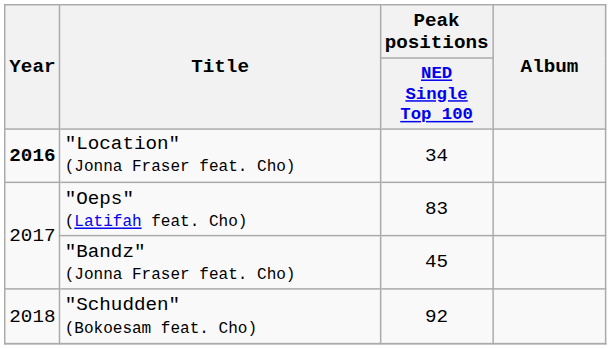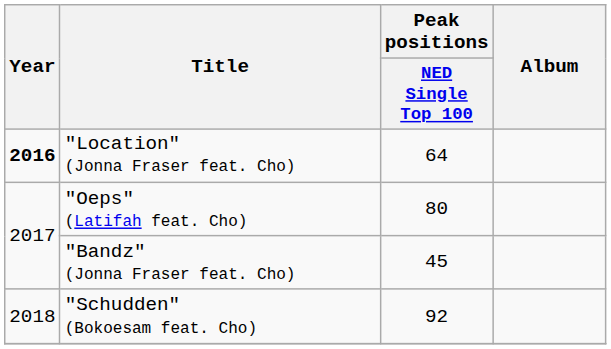(437, 156) 34 -> (437, 156) 64
(437, 209) 83 -> (437, 209) 80
